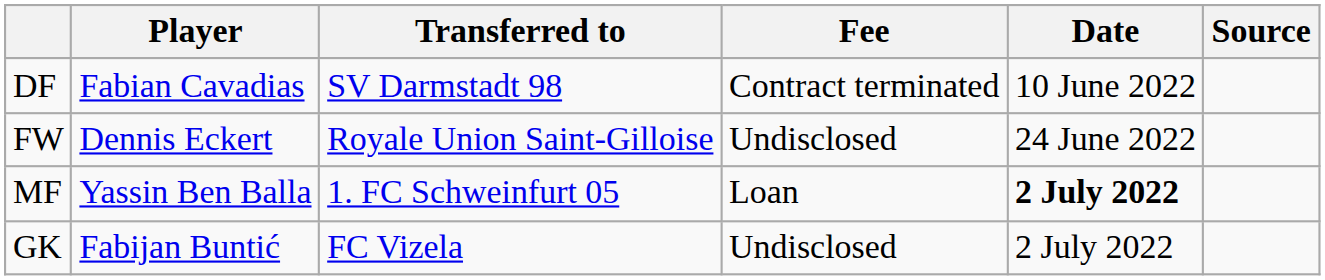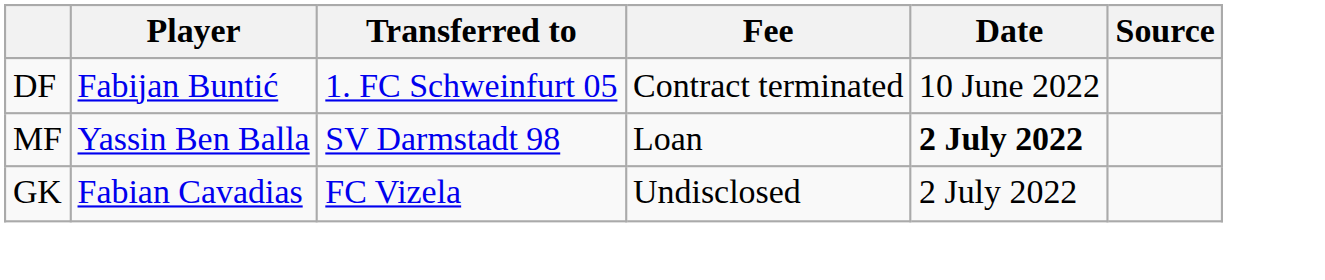(192, 85) Fabian Cavadias -> (178, 85) Fabijan Buntić
(445, 85) SV Darmstadt 98 -> (471, 85) 1. FC Schweinfurt 05
- row: (38, 138)
(473, 192) 1. FC Schweinfurt 05 -> (443, 138) SV Darmstadt 98
(180, 246) Fabijan Buntić -> (190, 192) Fabian Cavadias
